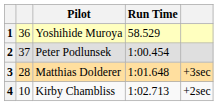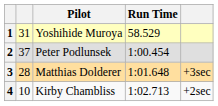(24, 33) 36 -> (24, 33) 31
